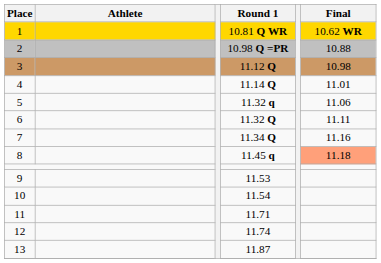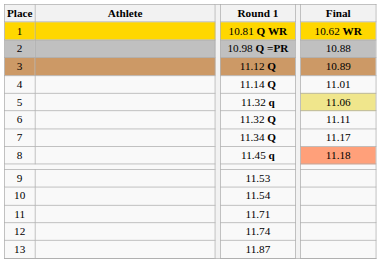(338, 66) 10.98 -> (338, 66) 10.89
(338, 102) no background -> (338, 102) khaki background
(338, 137) 11.16 -> (338, 137) 11.17
